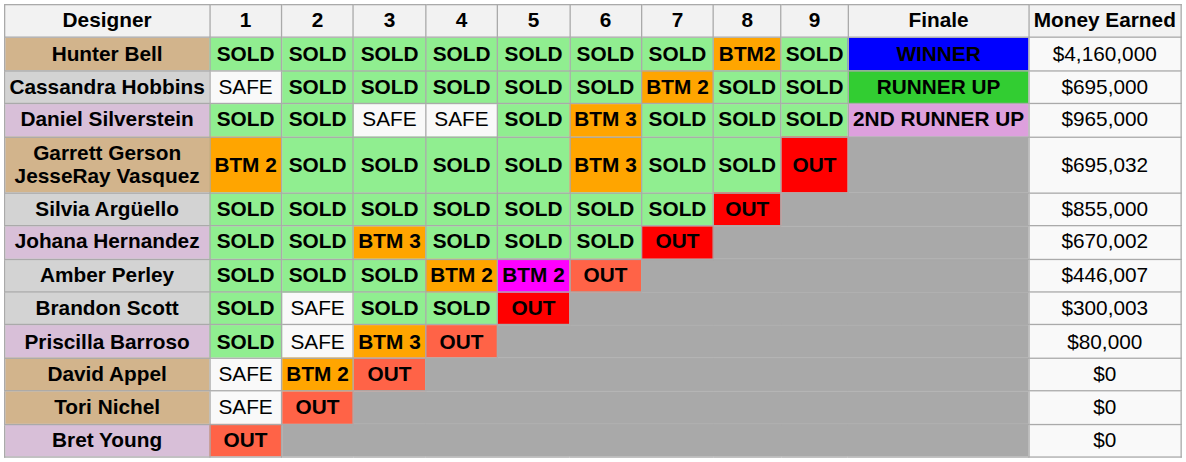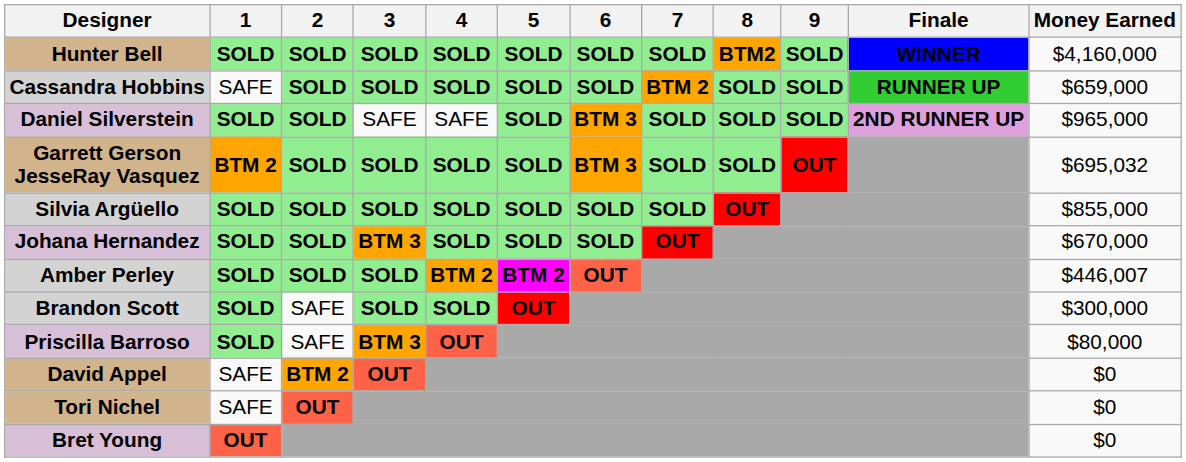(1105, 86) $695,000 -> (1105, 86) $659,000
(1105, 242) $670,002 -> (1105, 242) $670,000
(1105, 308) $300,003 -> (1105, 308) $300,000
